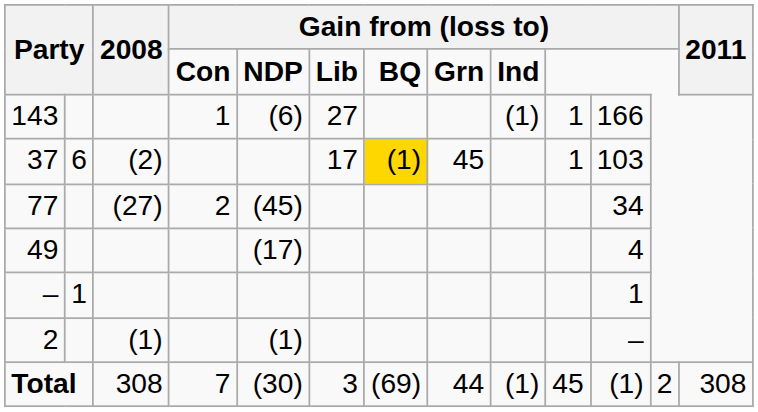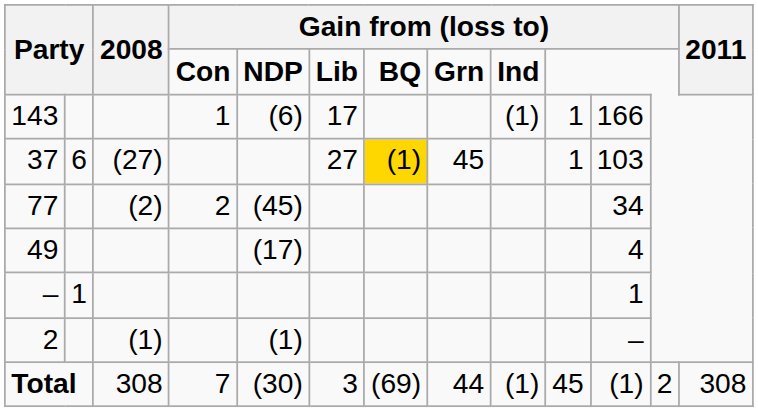(342, 116) 27 -> (342, 116) 17
(145, 160) (2) -> (138, 160) (27)
(342, 160) 17 -> (342, 160) 27
(138, 205) (27) -> (145, 205) (2)
